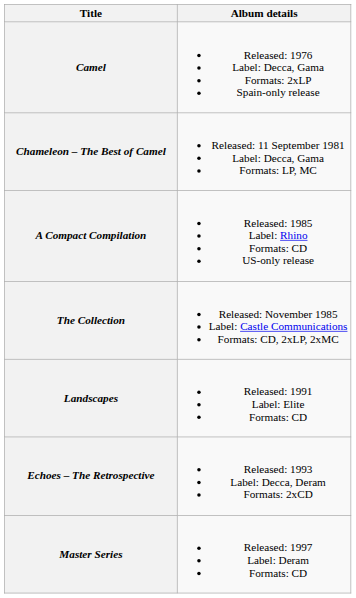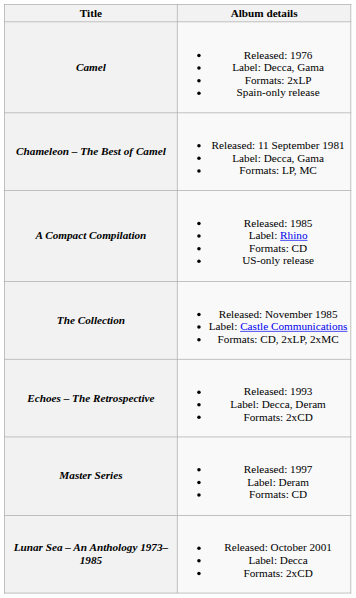- row: (91, 398)
+ row: (91, 554)
